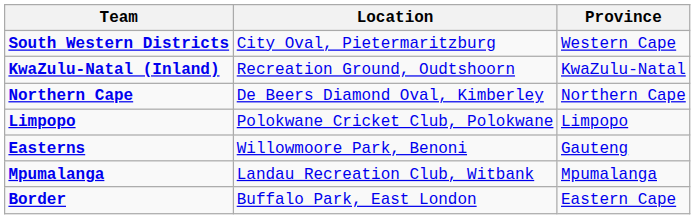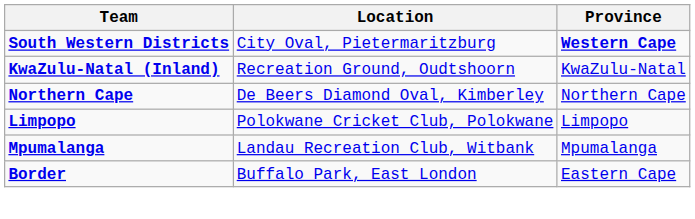(619, 44) normal -> (619, 44) bold
- row: (47, 148)
